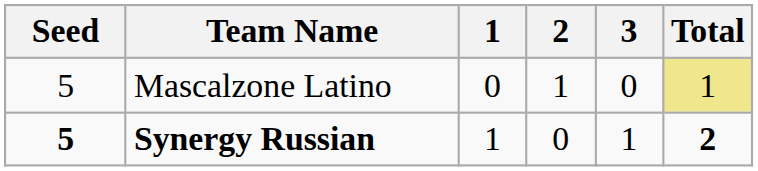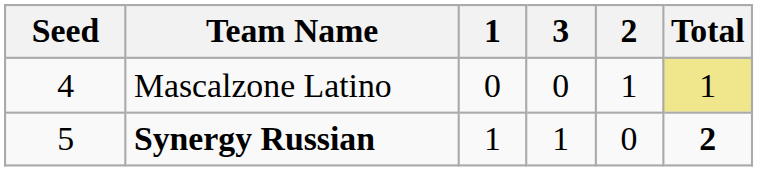columns swapped: (561, 31) <-> (629, 31)
(66, 84) 5 -> (66, 84) 4
(66, 138) bold -> (66, 138) normal
